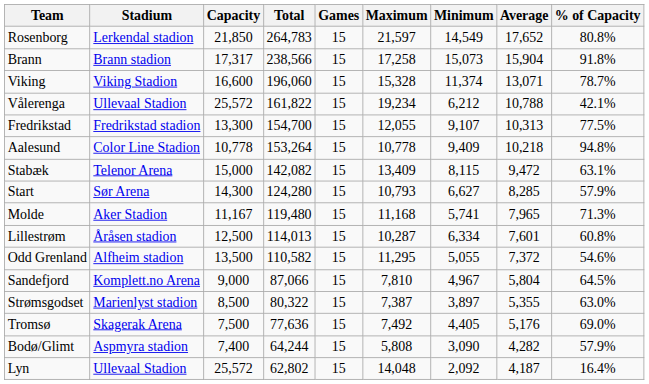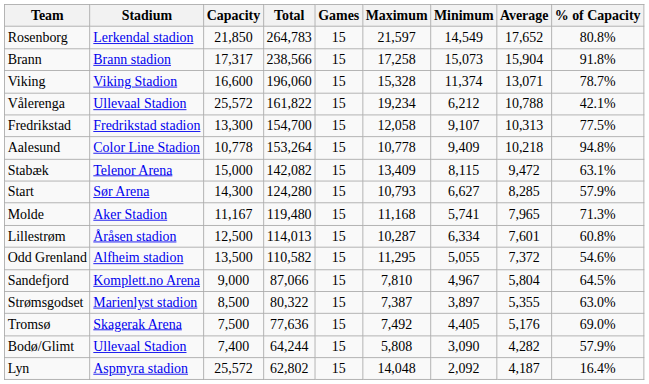(397, 125) 12,055 -> (397, 125) 12,058
(141, 346) Aspmyra stadion -> (140, 346) Ullevaal Stadion
(140, 368) Ullevaal Stadion -> (141, 368) Aspmyra stadion
